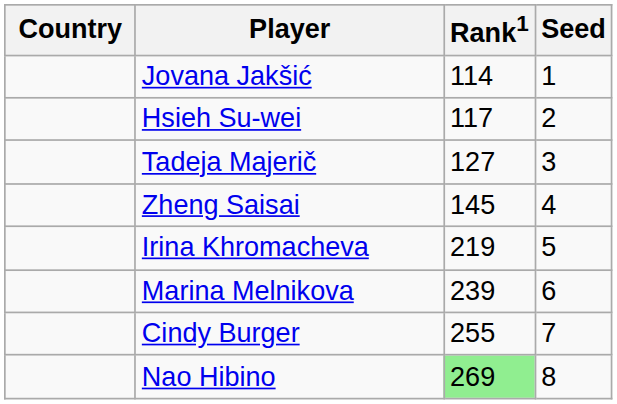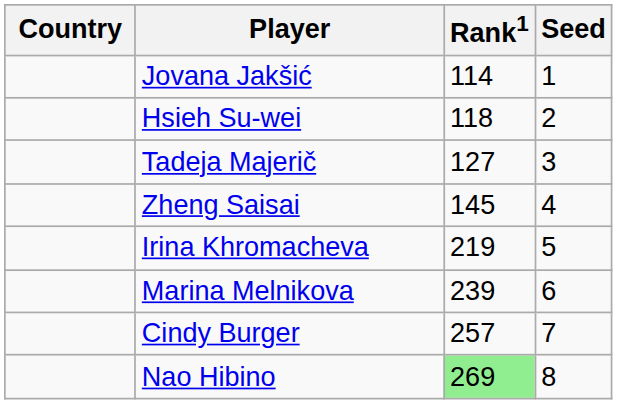(472, 119) 117 -> (472, 119) 118
(473, 333) 255 -> (473, 333) 257
